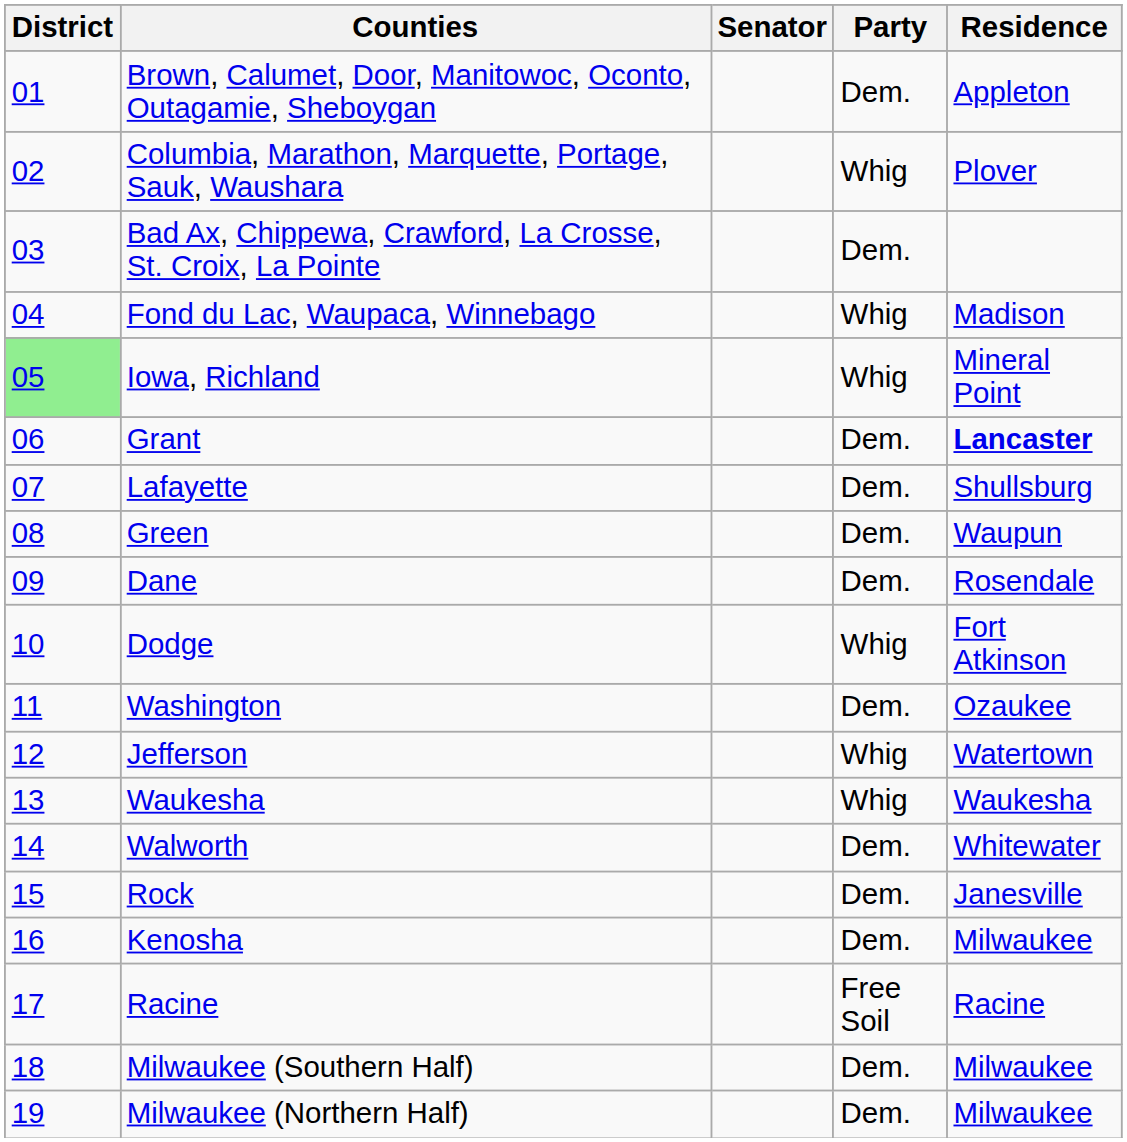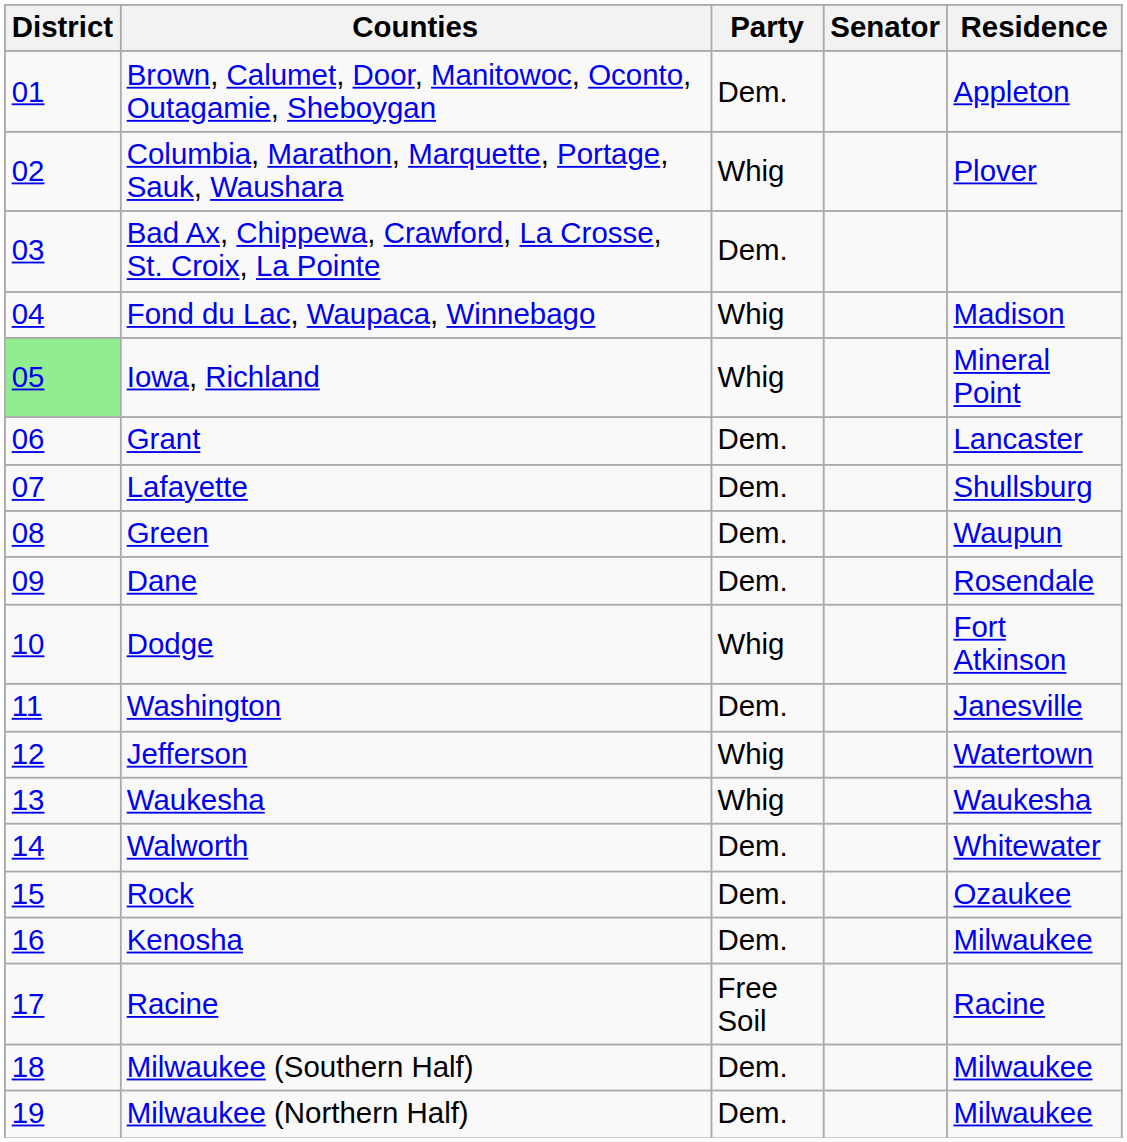columns swapped: (772, 27) <-> (890, 27)
(1023, 440) bold -> (1018, 440) normal
(1012, 707) Ozaukee -> (1018, 707) Janesville
(1018, 893) Janesville -> (1012, 893) Ozaukee
